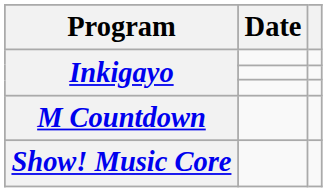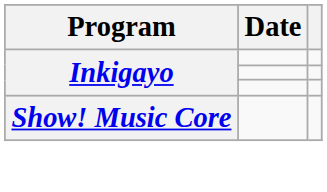- row: (121, 117)
